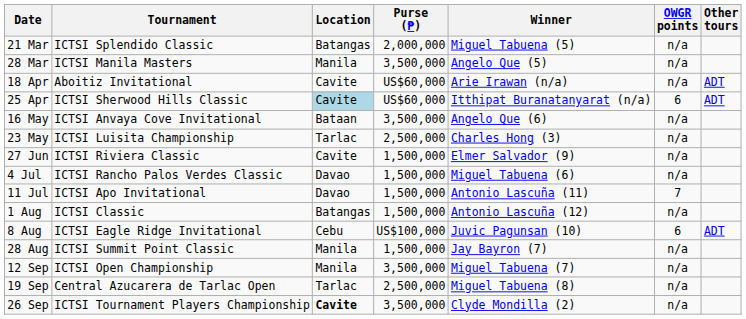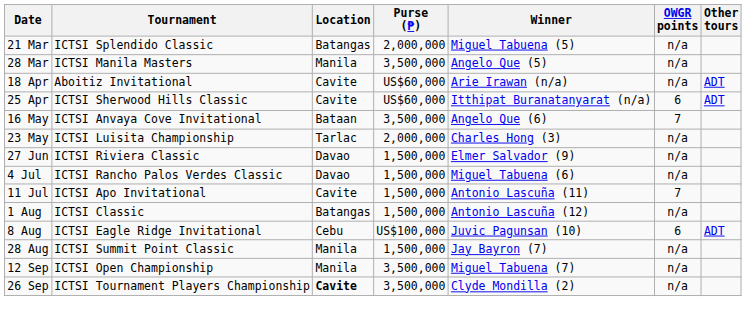(336, 101) lightblue background -> (336, 101) no background
(678, 120) n/a -> (678, 120) 7
(414, 138) 2,500,000 -> (414, 138) 2,000,000
(336, 157) Cavite -> (333, 157) Davao
(333, 194) Davao -> (336, 194) Cavite
- row: (28, 287)
